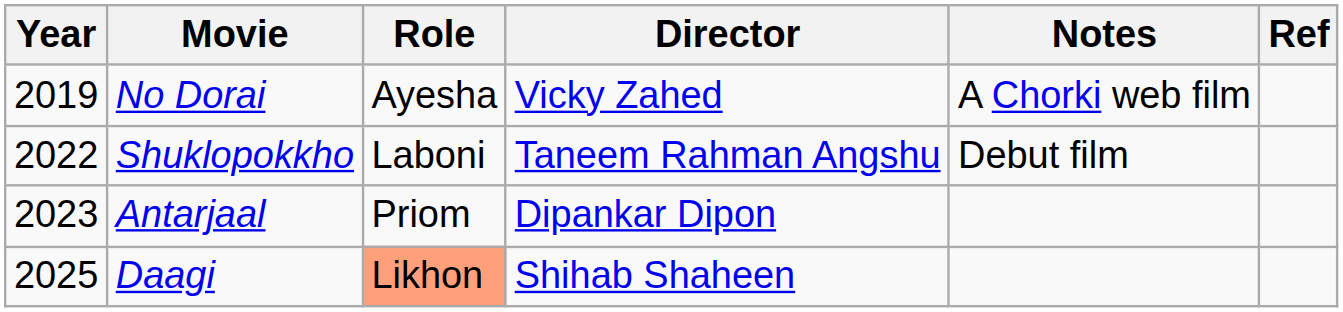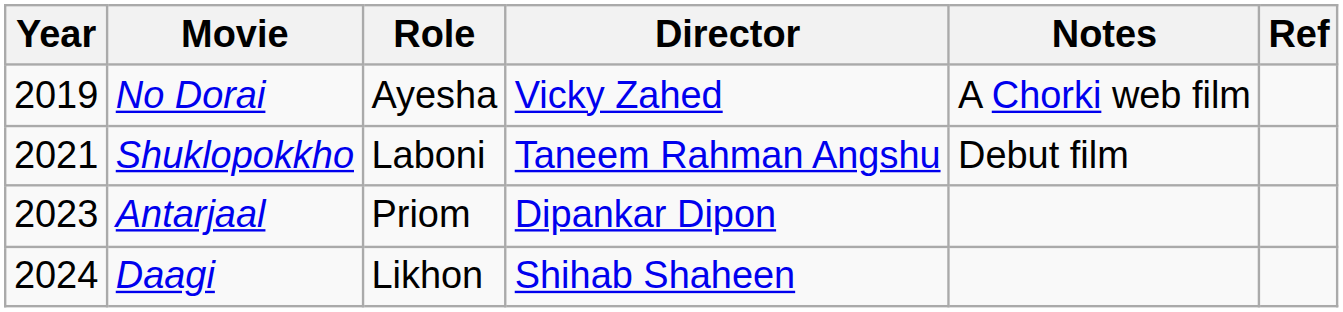(56, 154) 2022 -> (56, 154) 2021
(56, 275) 2025 -> (56, 275) 2024
(427, 275) lightsalmon background -> (427, 275) no background
